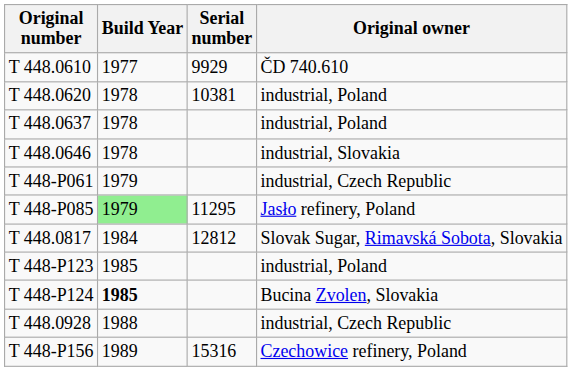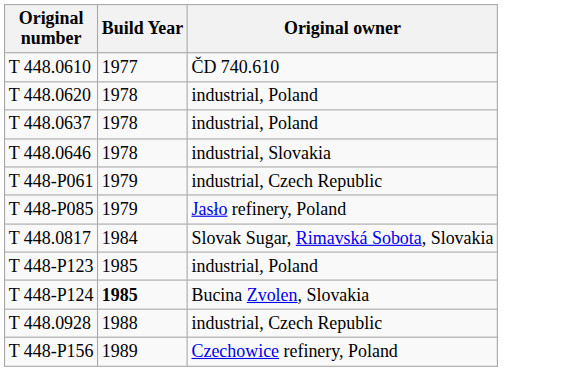- column: (222, 28)
(120, 209) lightgreen background -> (120, 209) no background
